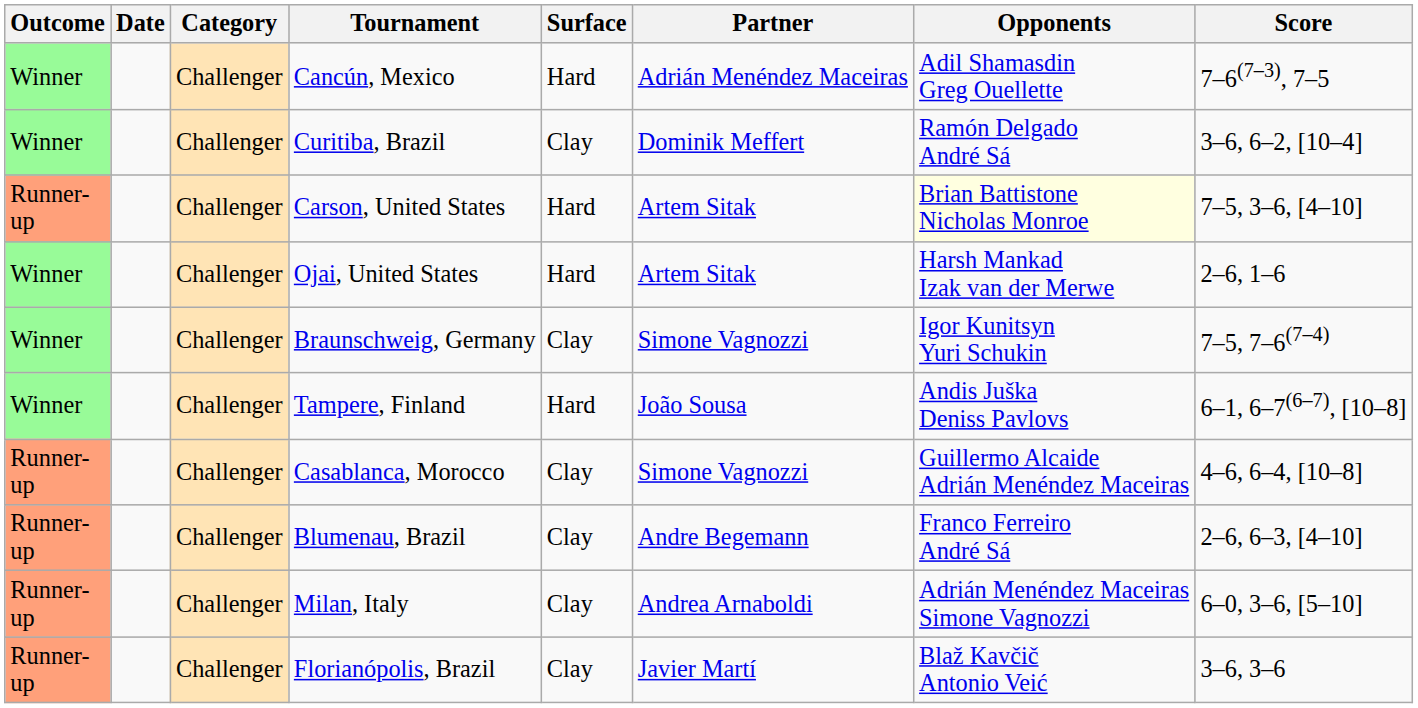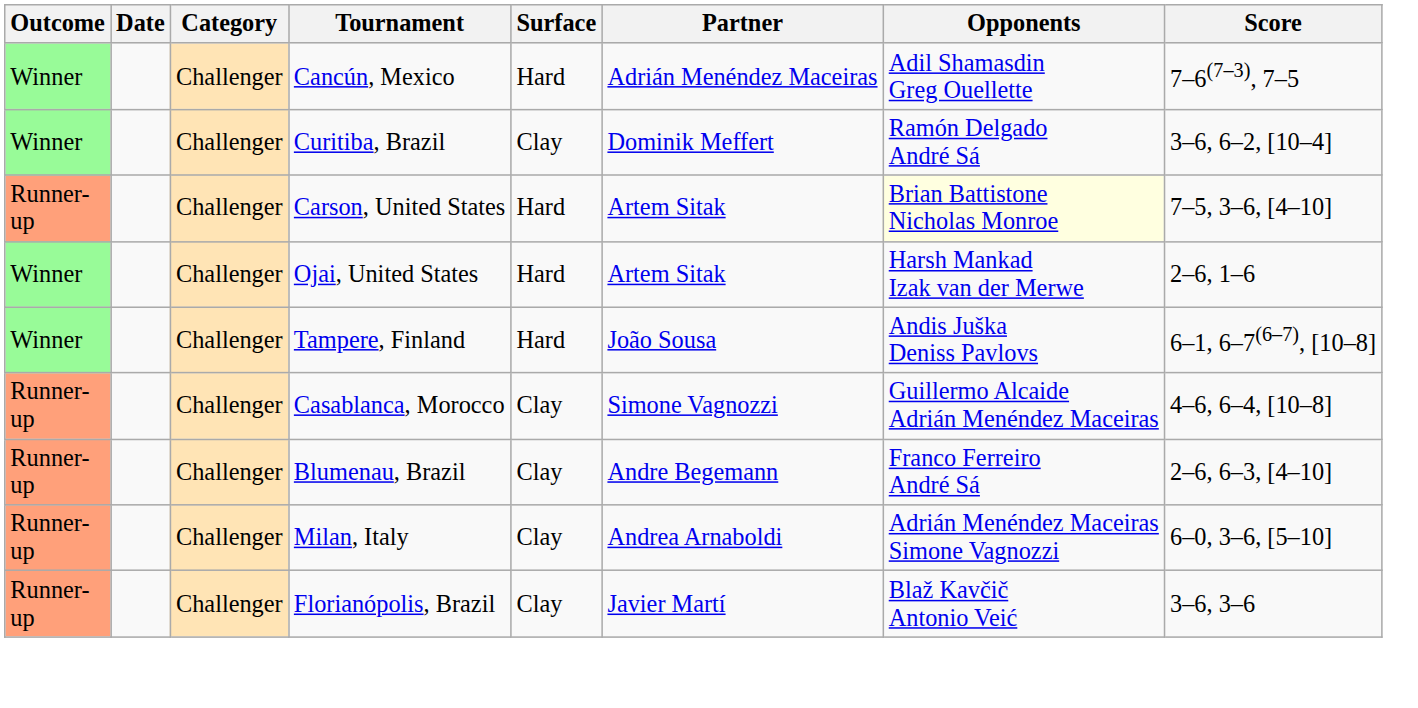- row: (415, 339)
